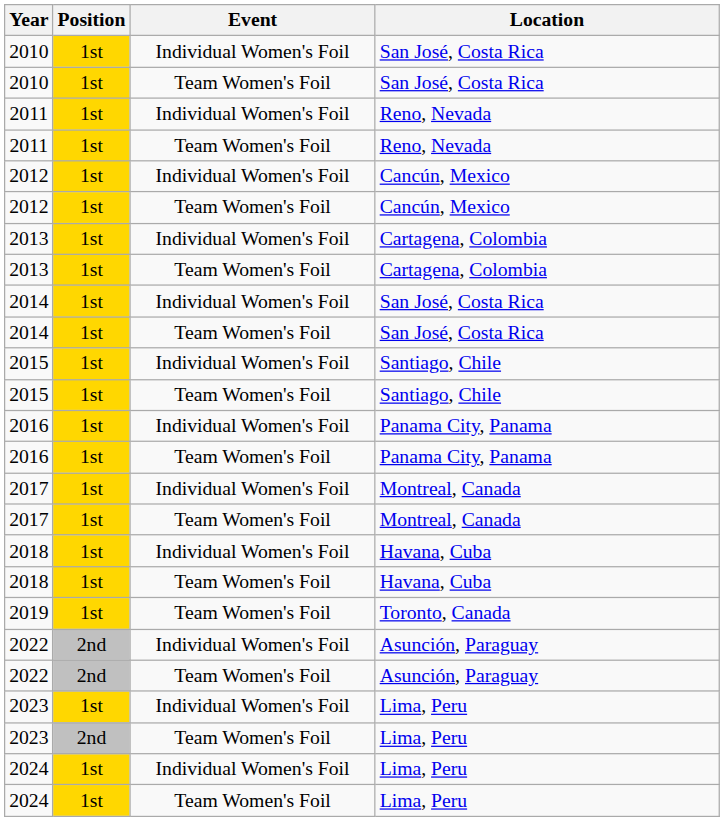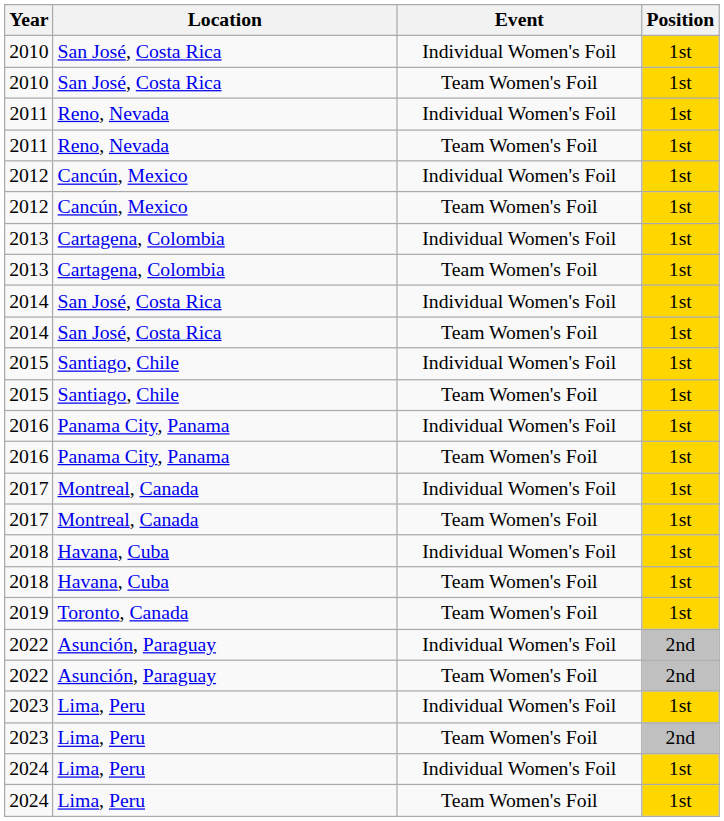columns swapped: (547, 20) <-> (91, 20)
